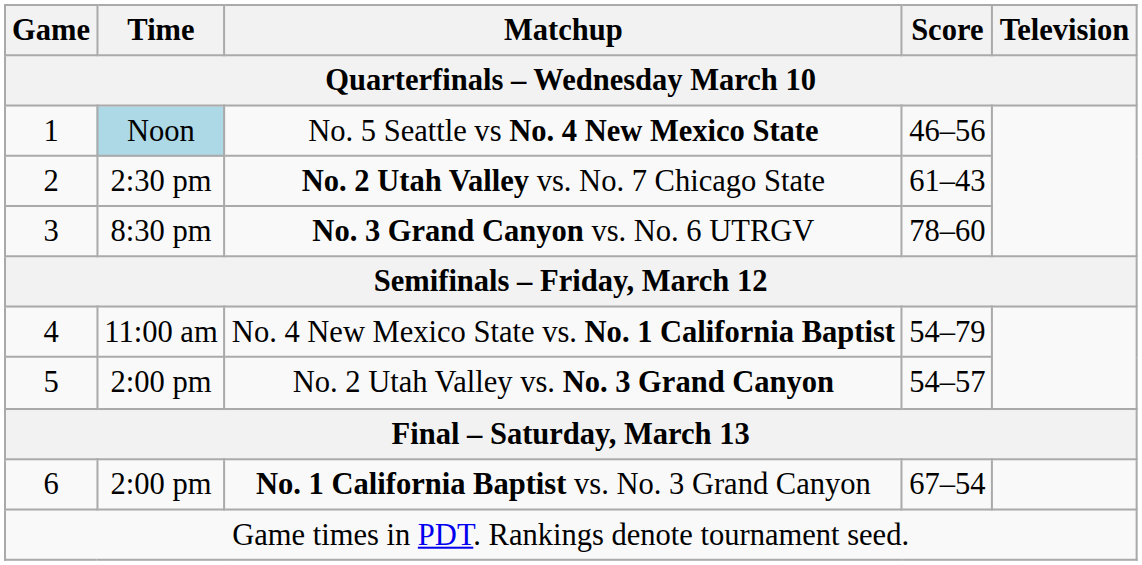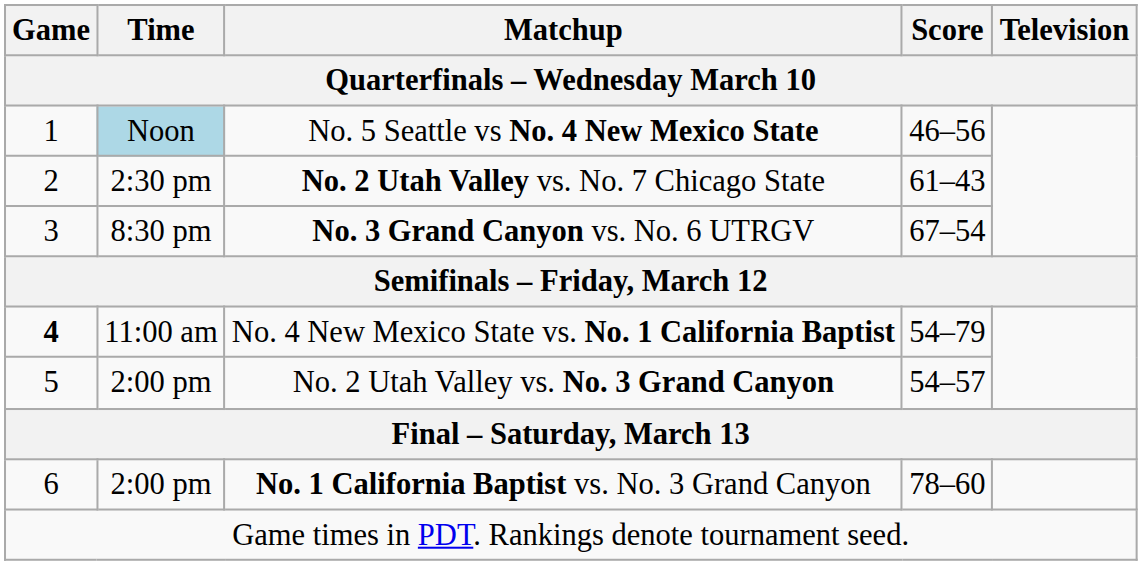(947, 231) 78–60 -> (947, 231) 67–54
(51, 332) normal -> (51, 332) bold
(947, 483) 67–54 -> (947, 483) 78–60
